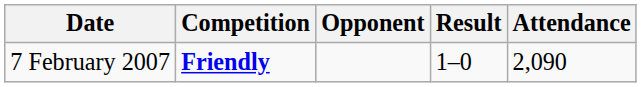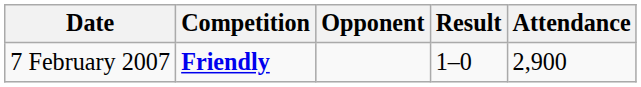(540, 61) 2,090 -> (540, 61) 2,900
